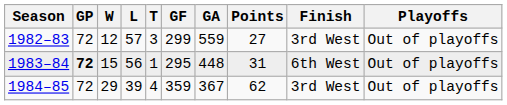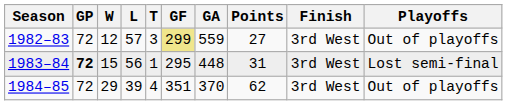(178, 40) no background -> (178, 40) khaki background
(326, 64) 6th West -> (326, 64) 3rd West
(433, 64) Out of playoffs -> (433, 64) Lost semi-final
(178, 88) 359 -> (178, 88) 351
(211, 88) 367 -> (211, 88) 370
